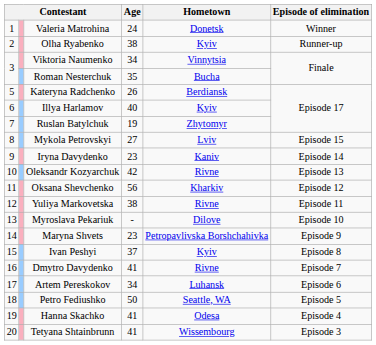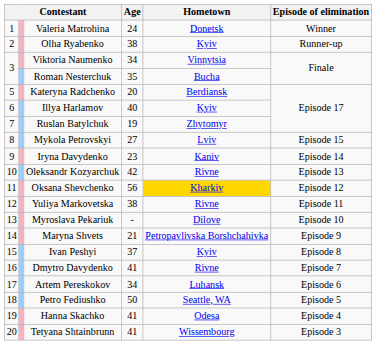(132, 92) 26 -> (132, 92) 20
(207, 188) no background -> (207, 188) gold background
(132, 236) 23 -> (132, 236) 21
